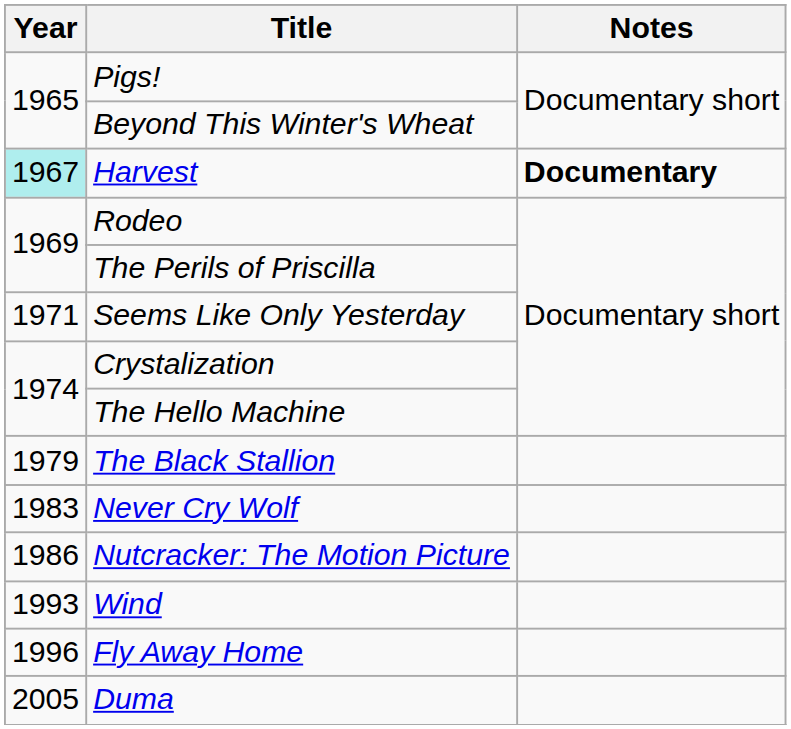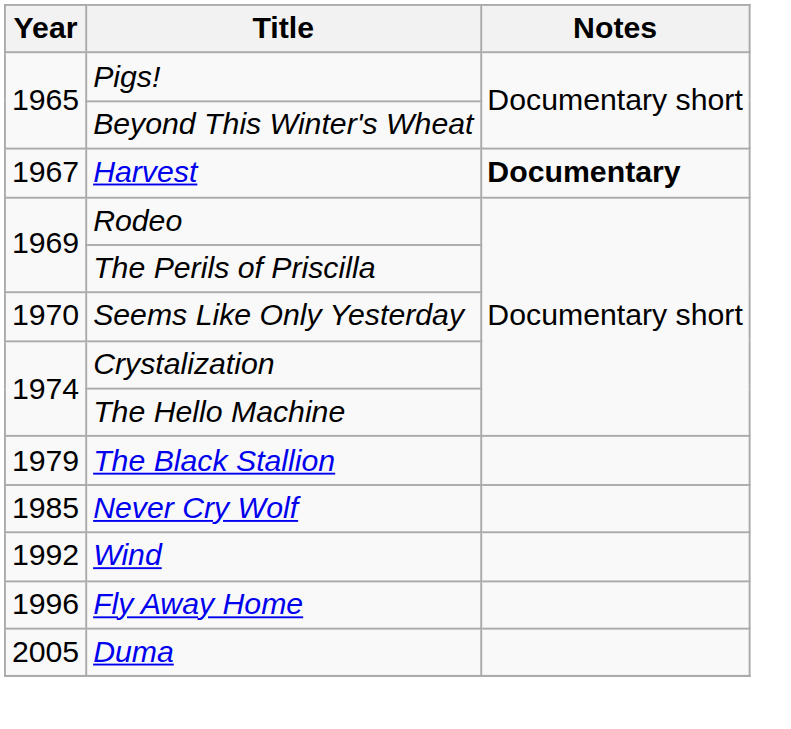(46, 172) paleturquoise background -> (46, 172) no background
(46, 316) 1971 -> (46, 316) 1970
(46, 508) 1983 -> (46, 508) 1985
- row: (302, 556)
(46, 603) 1993 -> (46, 556) 1992
